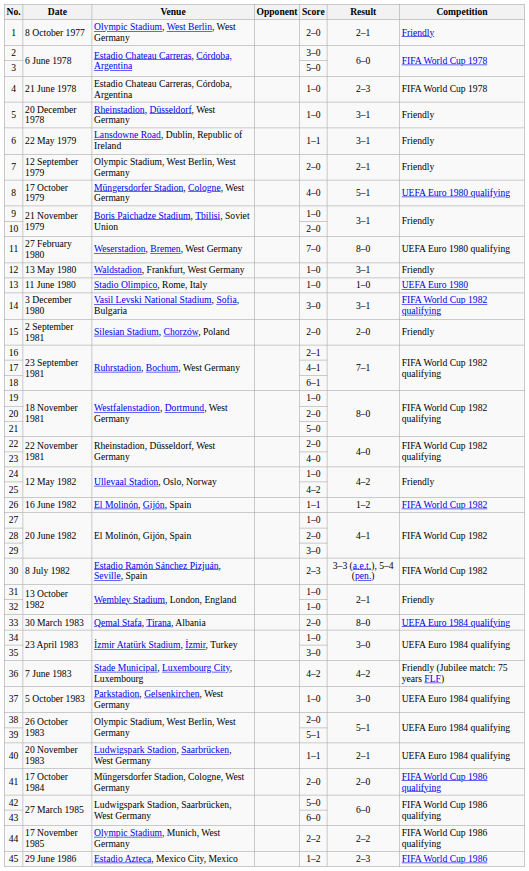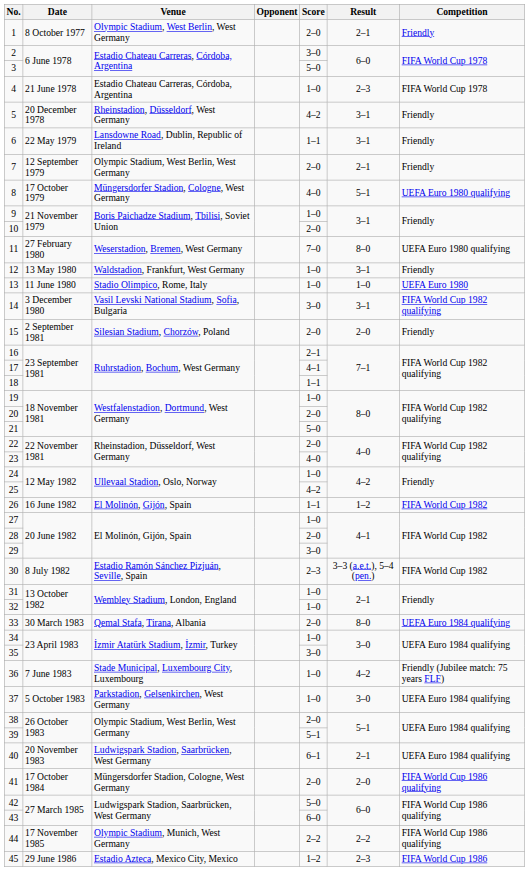(313, 115) 1–0 -> (313, 115) 4–2
(313, 383) 6–1 -> (313, 383) 1–1
(313, 673) 4–2 -> (313, 673) 1–0
(313, 756) 1–1 -> (313, 756) 6–1
